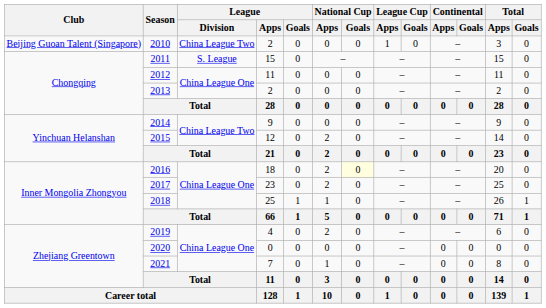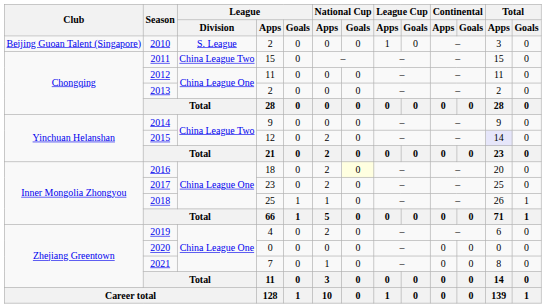(217, 43) China League Two -> (217, 43) S. League
(217, 59) S. League -> (217, 59) China League Two
(499, 138) no background -> (499, 138) lavender background
